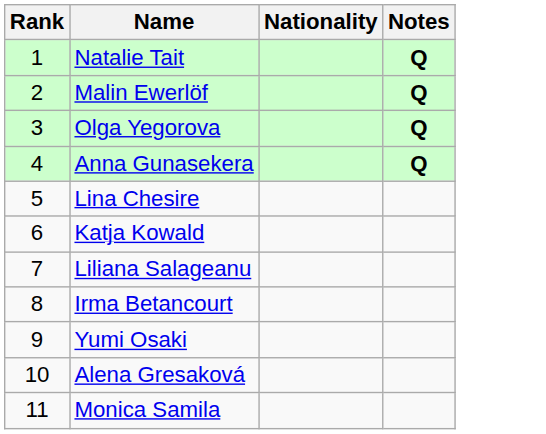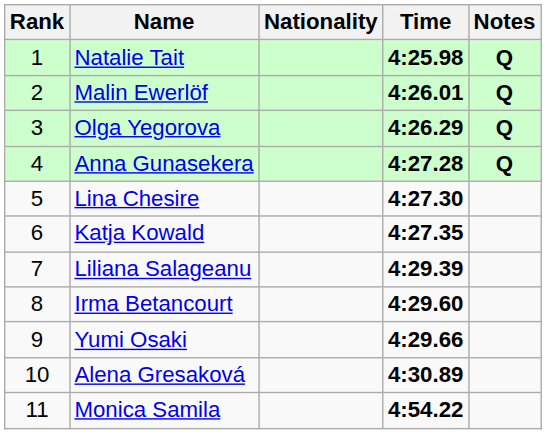+ column: (426, 22)
